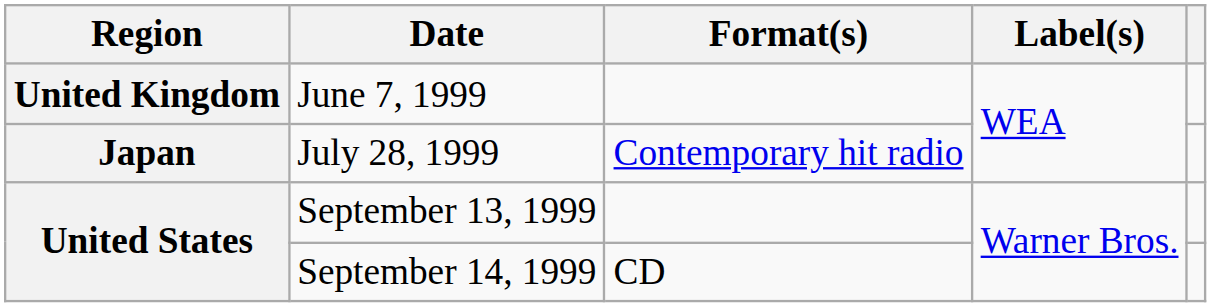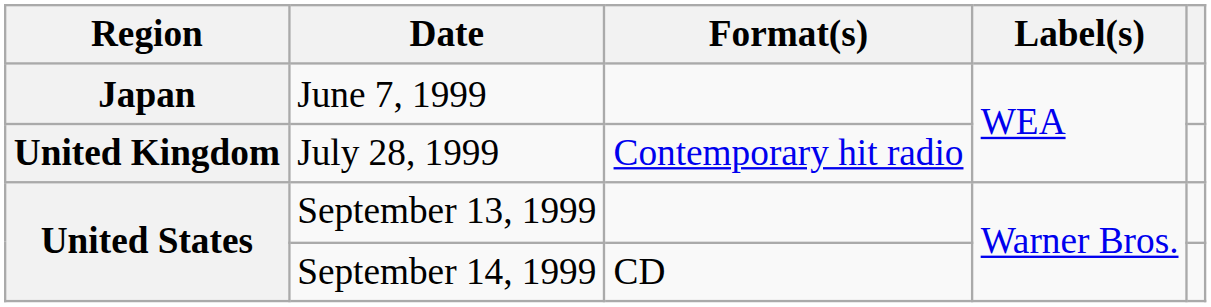(147, 93) United Kingdom -> (147, 93) Japan
(147, 152) Japan -> (147, 152) United Kingdom
